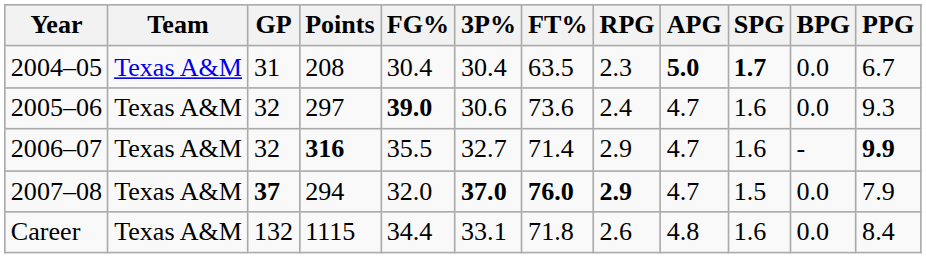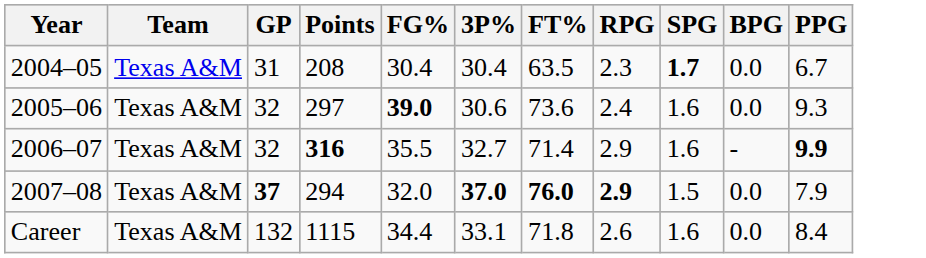- column: (694, 25)
